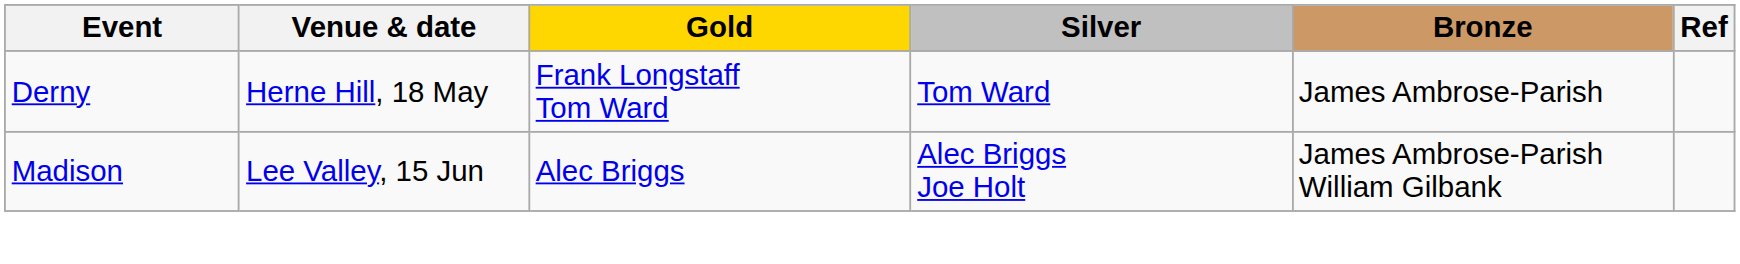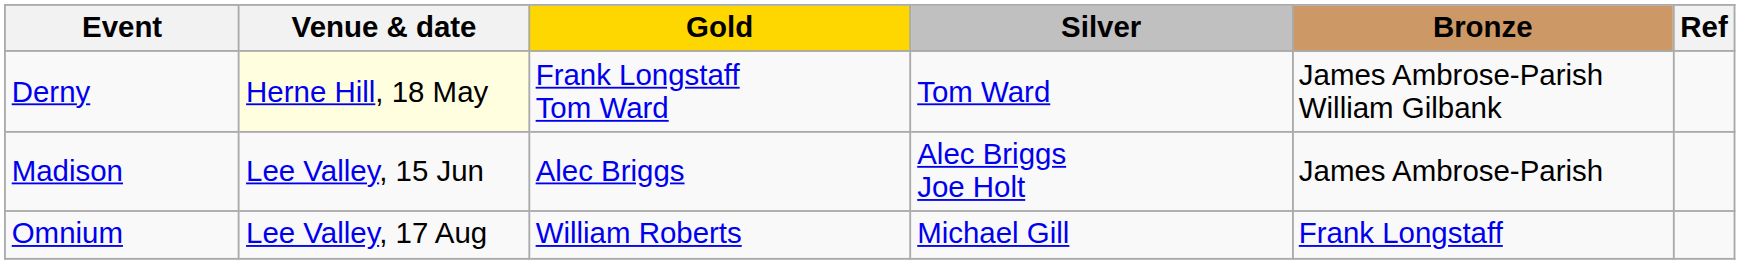(367, 91) no background -> (367, 91) lightyellow background
(1451, 91) James Ambrose-Parish -> (1451, 91) James Ambrose-Parish William Gilbank
(1451, 170) James Ambrose-Parish William Gilbank -> (1451, 170) James Ambrose-Parish
+ row: (67, 234)
